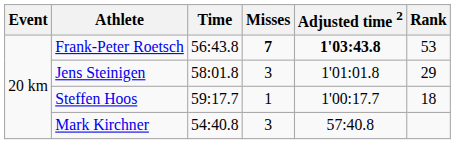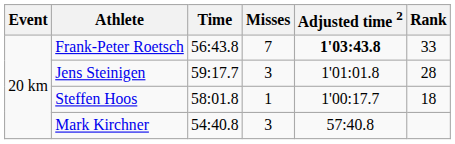(268, 47) bold -> (268, 47) normal
(428, 47) 53 -> (428, 47) 33
(215, 73) 58:01.8 -> (215, 73) 59:17.7
(428, 73) 29 -> (428, 73) 28
(215, 99) 59:17.7 -> (215, 99) 58:01.8
